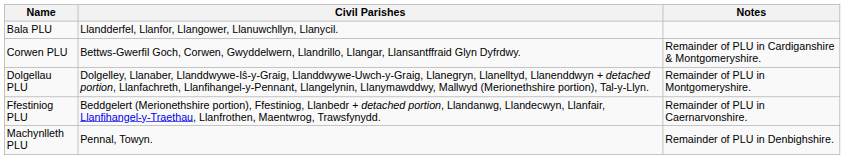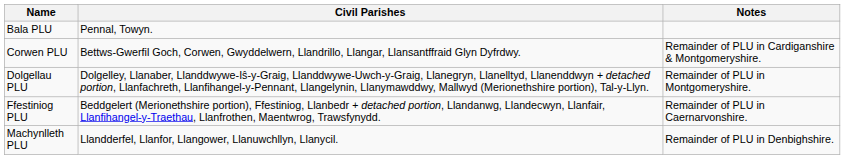(209, 30) Llandderfel, Llanfor, Llangower, Llanuwchllyn, Llanycil. -> (116, 30) Pennal, Towyn.
(116, 140) Pennal, Towyn. -> (209, 140) Llandderfel, Llanfor, Llangower, Llanuwchllyn, Llanycil.
